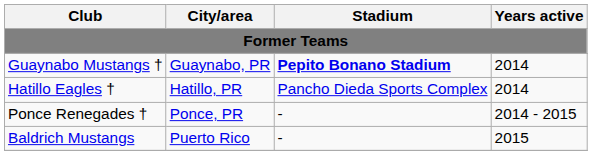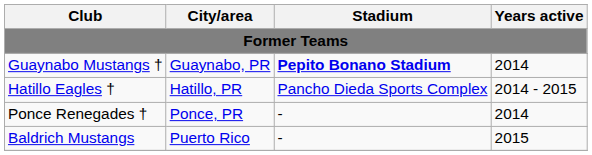(512, 89) 2014 -> (536, 89) 2014 - 2015
(536, 114) 2014 - 2015 -> (512, 114) 2014
